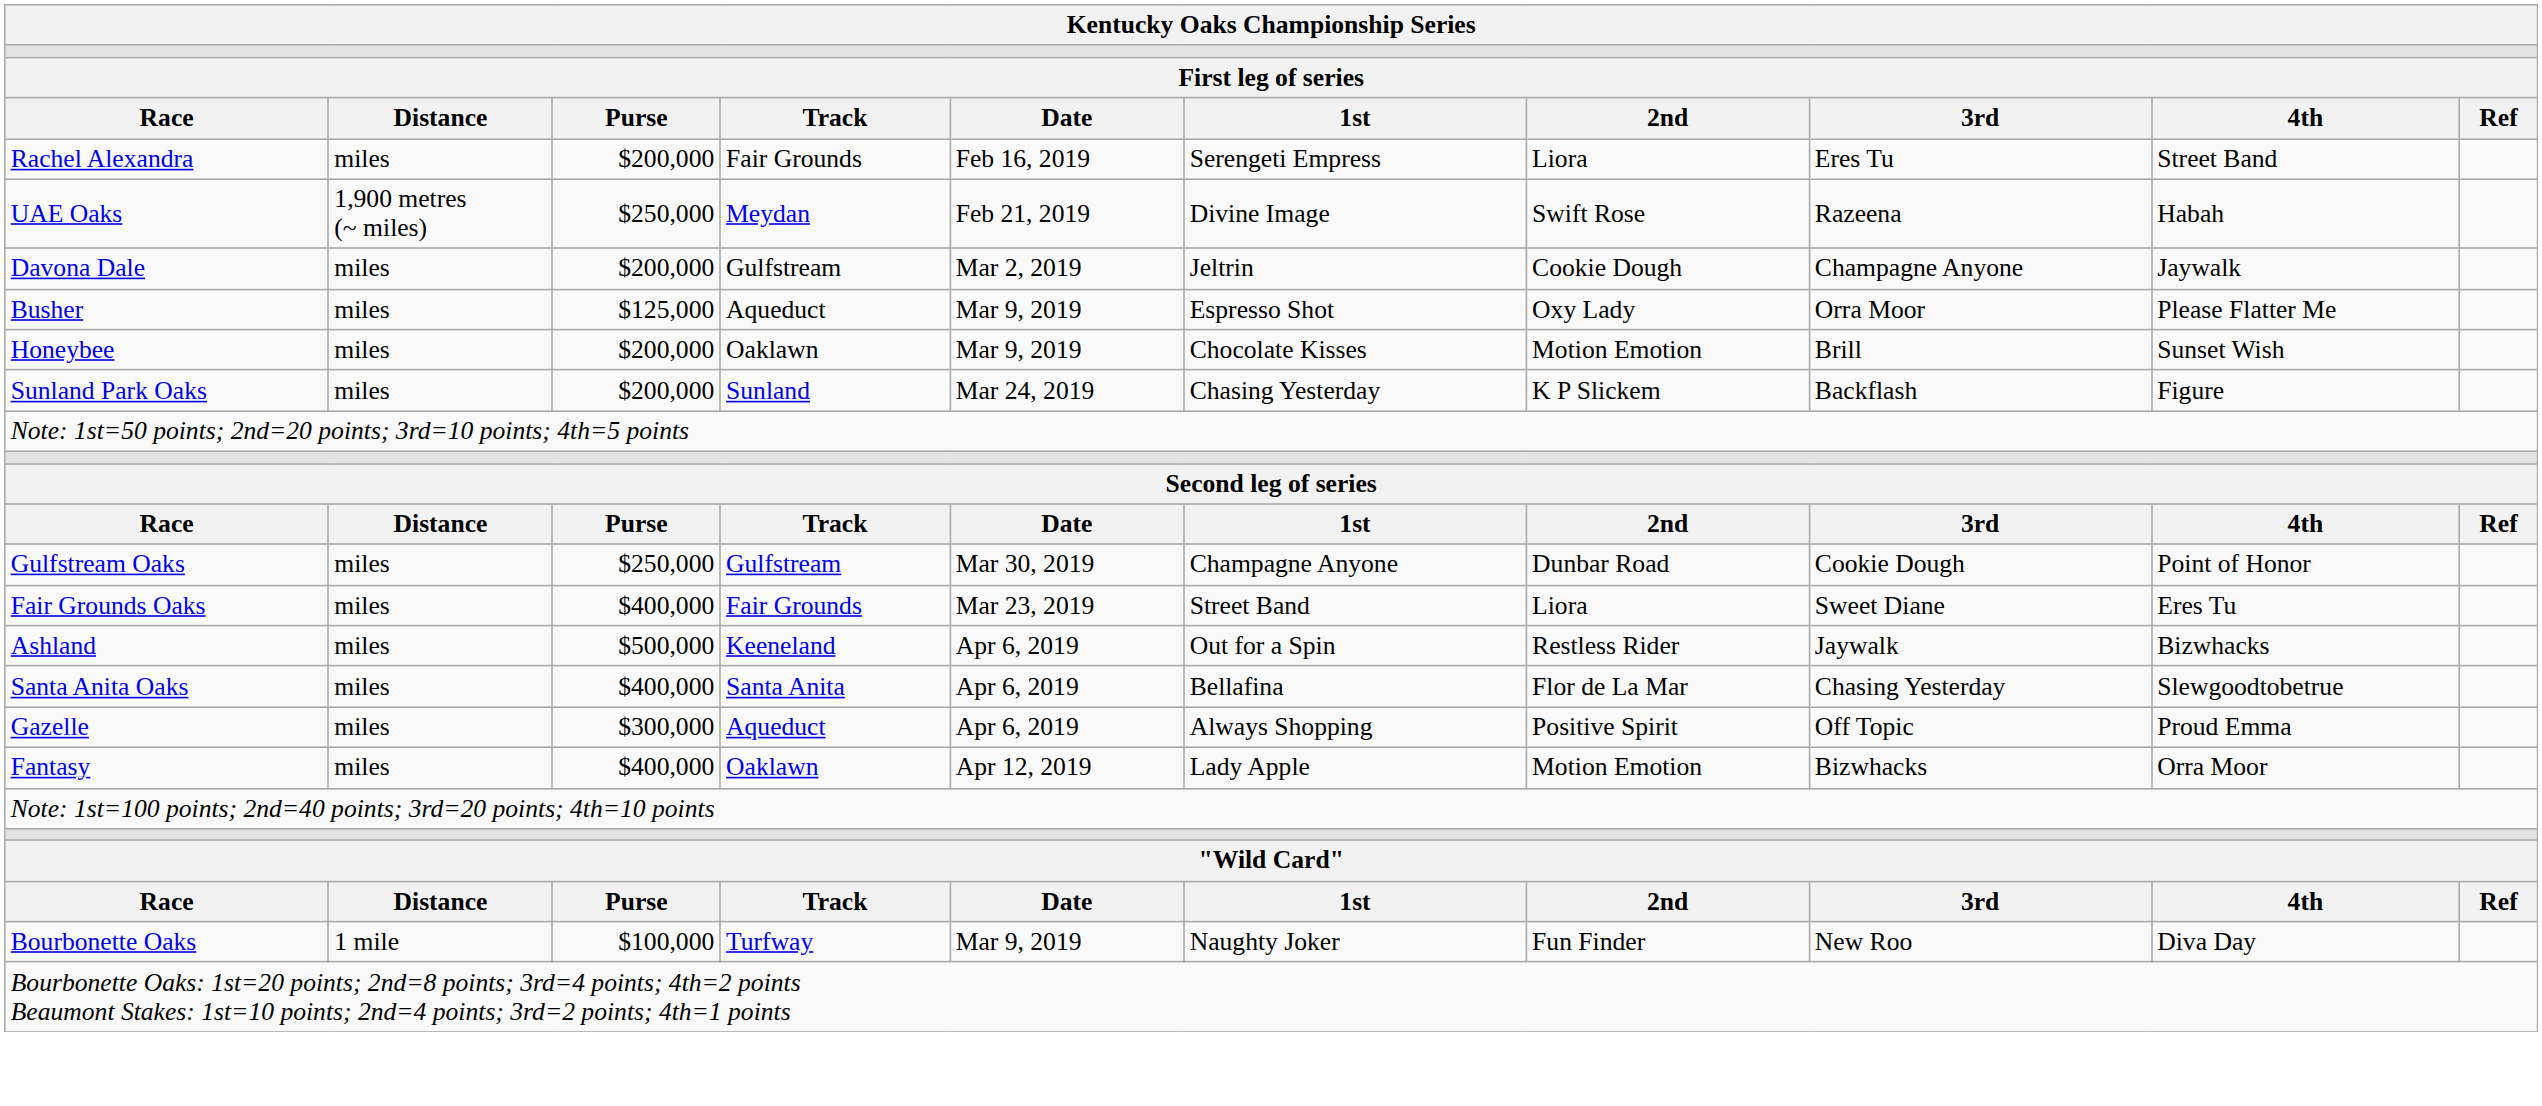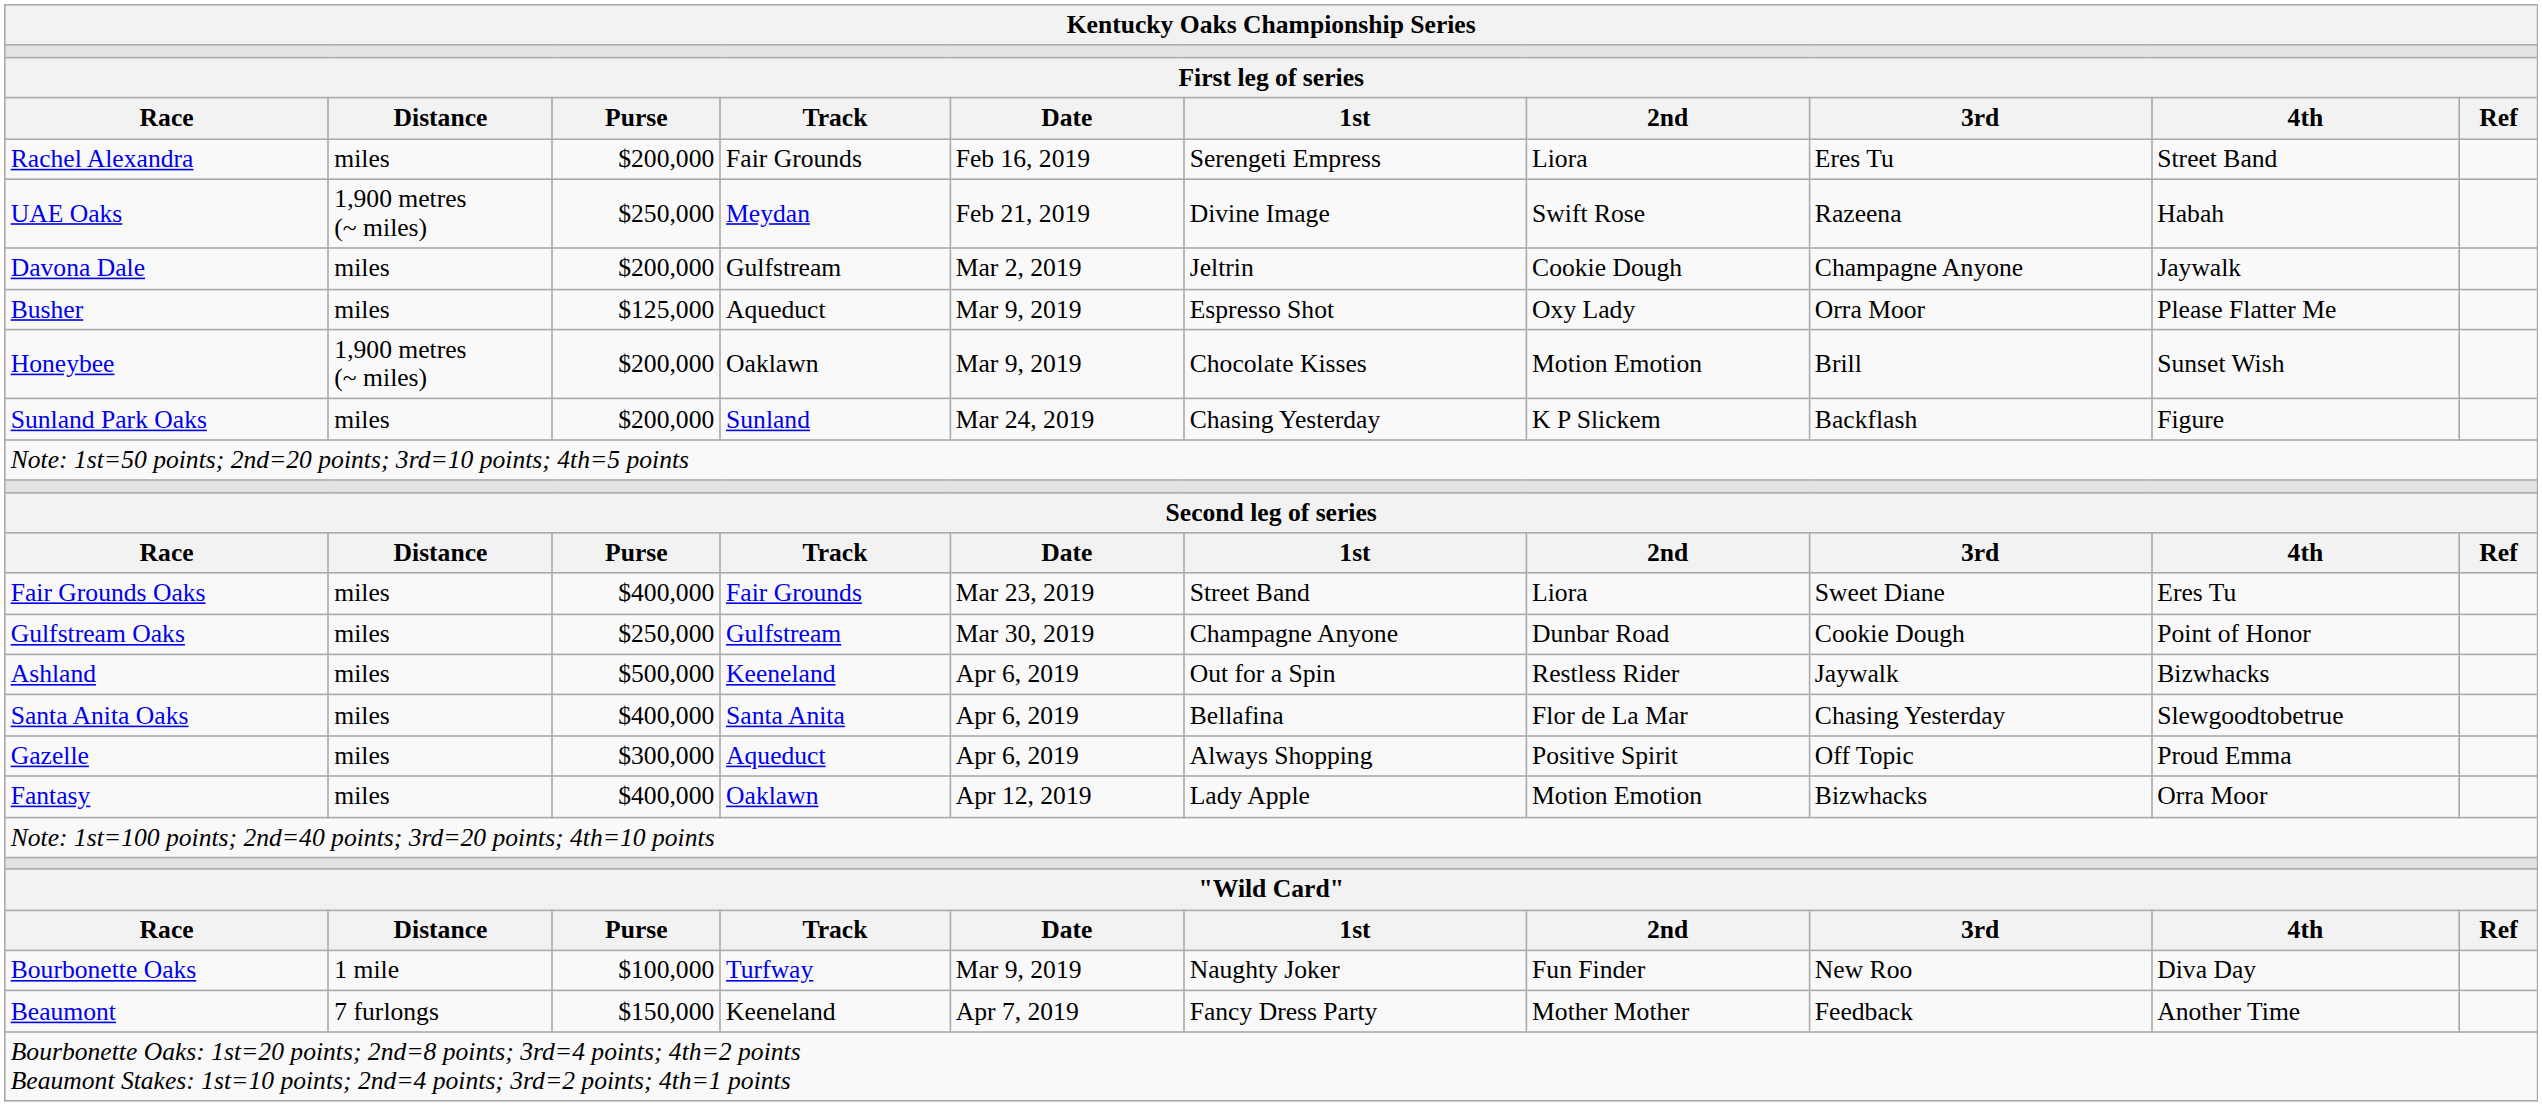(362, 349) miles -> (400, 364) 1,900 metres (~ miles)
rows swapped: (108, 605) <-> (98, 564)
+ row: (63, 1011)
